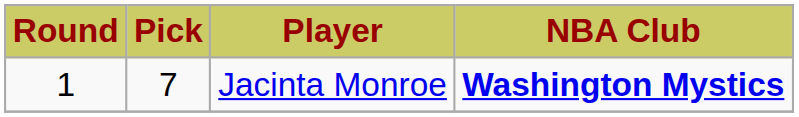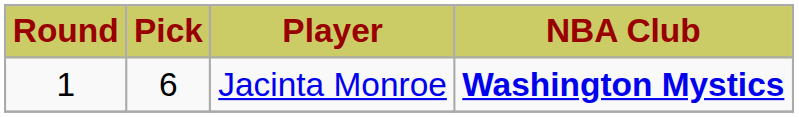(168, 84) 7 -> (168, 84) 6
